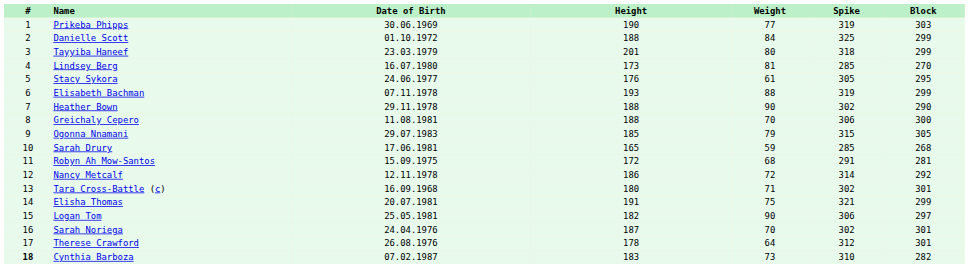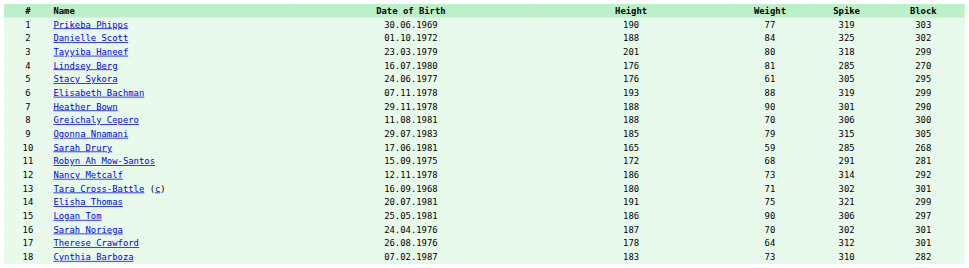(923, 38) 299 -> (923, 38) 302
(631, 66) 173 -> (631, 66) 176
(847, 107) 302 -> (847, 107) 301
(770, 175) 72 -> (770, 175) 73
(631, 216) 182 -> (631, 216) 186
(28, 257) bold -> (28, 257) normal
